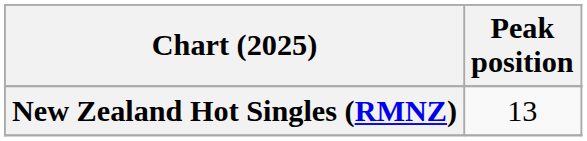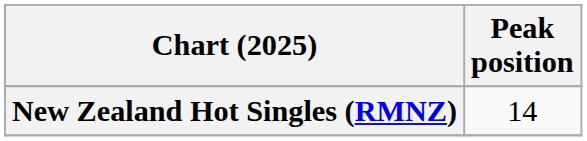(522, 110) 13 -> (522, 110) 14
